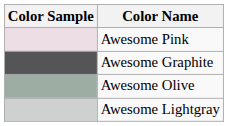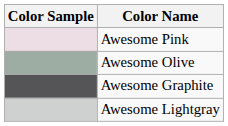rows swapped: (148, 86) <-> (157, 62)
